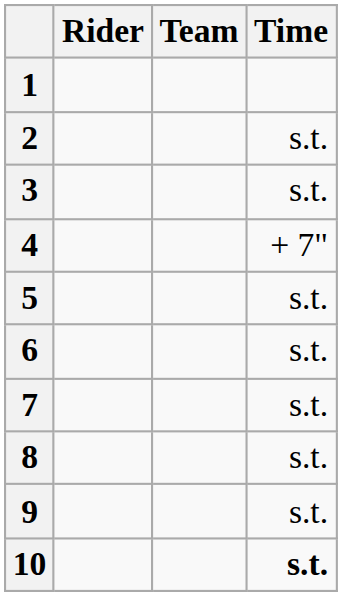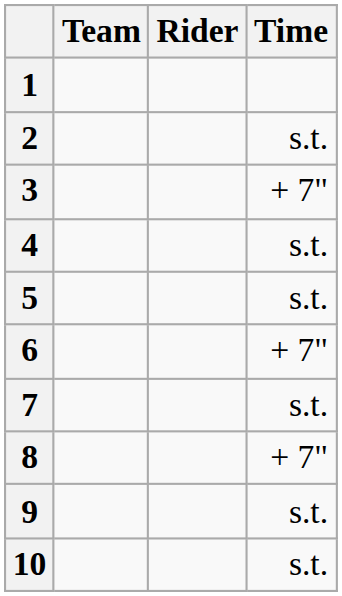columns swapped: (103, 31) <-> (199, 31)
(308, 191) s.t. -> (299, 191) + 7"
(299, 244) + 7" -> (308, 244) s.t.
(308, 350) s.t. -> (299, 350) + 7"
(308, 457) s.t. -> (299, 457) + 7"
(308, 564) bold -> (308, 564) normal
